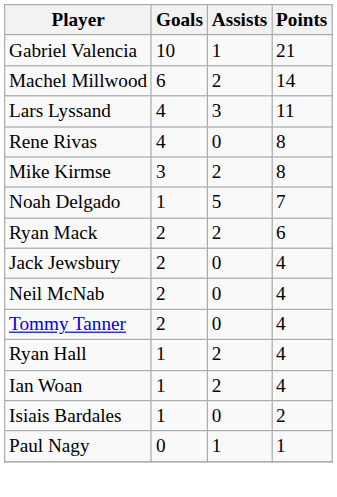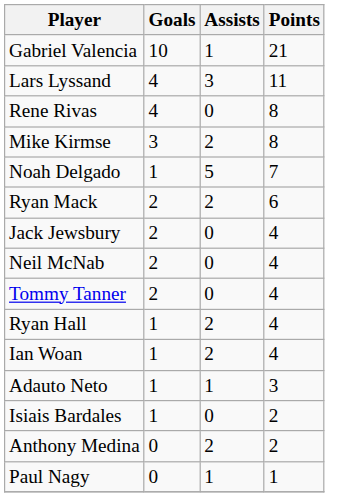- row: (78, 80)
+ row: (58, 385)
+ row: (74, 446)
